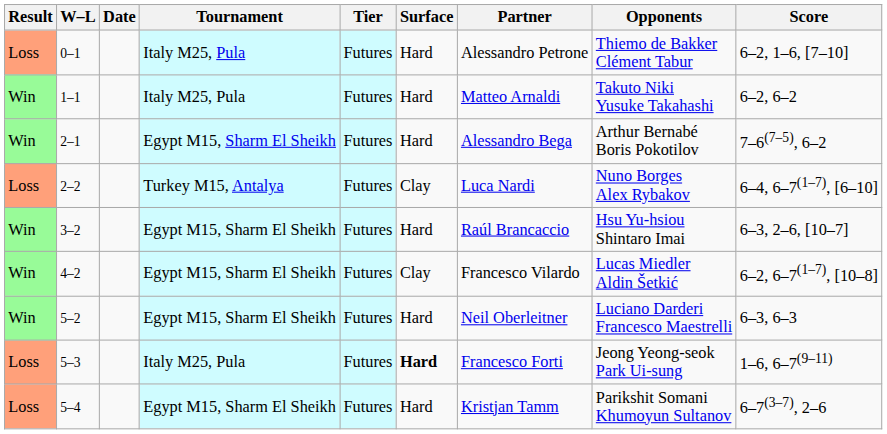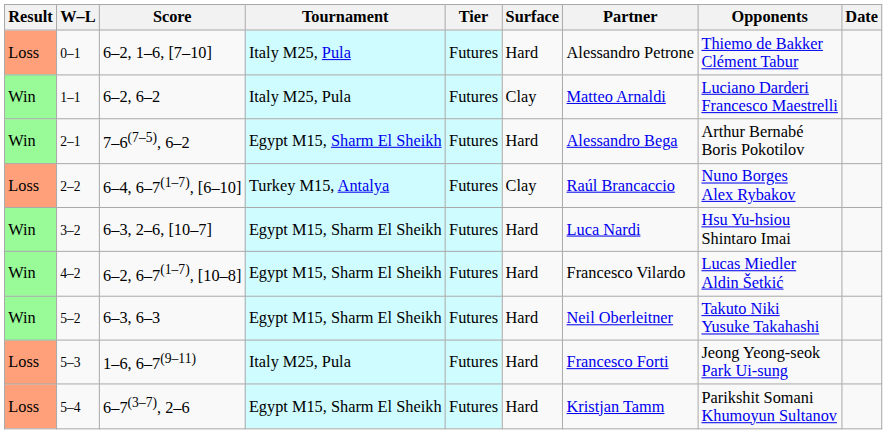columns swapped: (119, 17) <-> (809, 17)
(416, 96) Hard -> (521, 96) Clay
(655, 96) Takuto Niki Yusuke Takahashi -> (770, 96) Luciano Darderi Francesco Maestrelli
(498, 185) Luca Nardi -> (621, 185) Raúl Brancaccio
(515, 229) Raúl Brancaccio -> (603, 229) Luca Nardi
(415, 273) Clay -> (522, 273) Hard
(664, 317) Luciano Darderi Francesco Maestrelli -> (760, 317) Takuto Niki Yusuke Takahashi
(419, 362) bold -> (522, 362) normal
